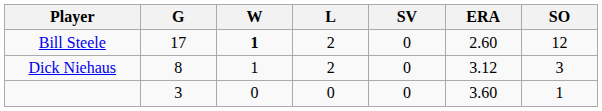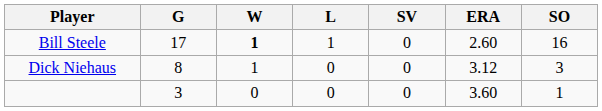(331, 42) 2 -> (331, 42) 1
(559, 42) 12 -> (559, 42) 16
(331, 67) 2 -> (331, 67) 0
